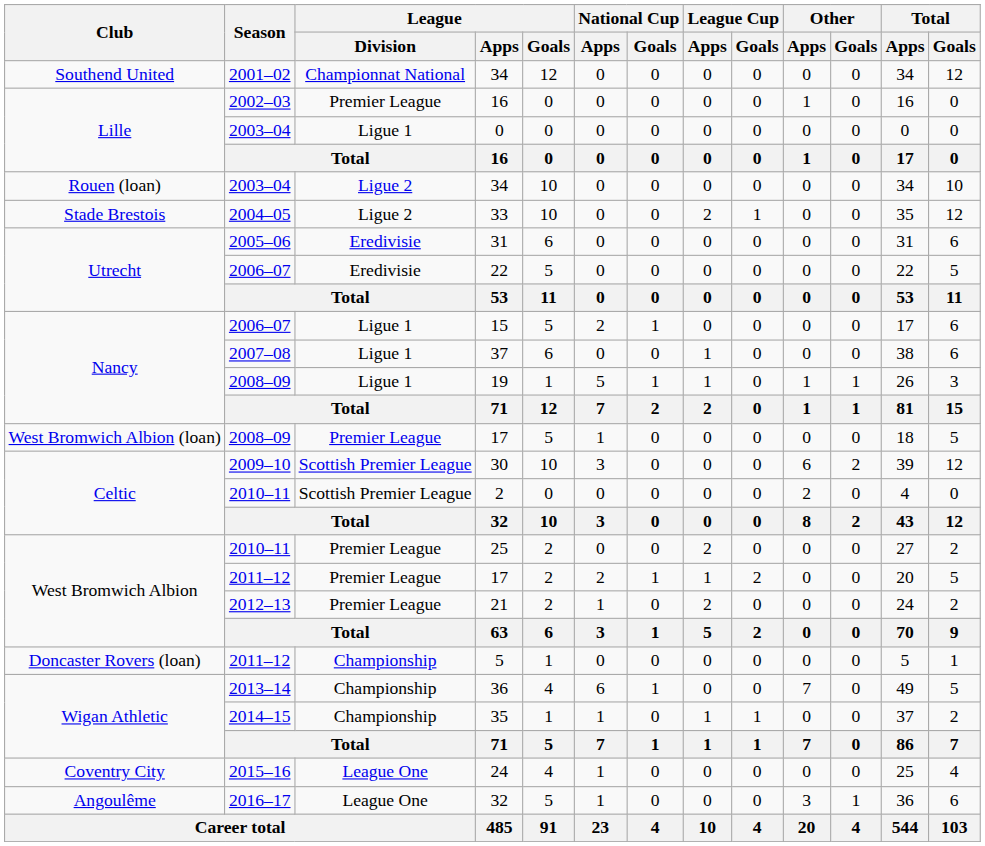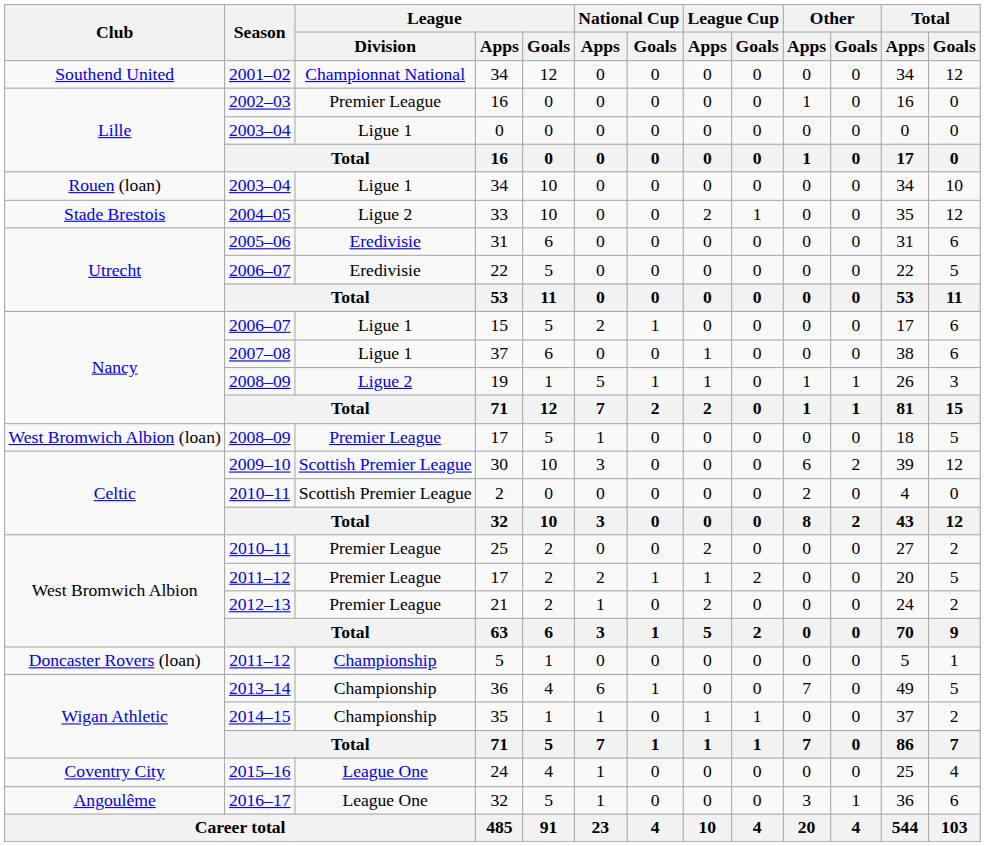(385, 185) Ligue 2 -> (385, 185) Ligue 1
(385, 381) Ligue 1 -> (385, 381) Ligue 2
